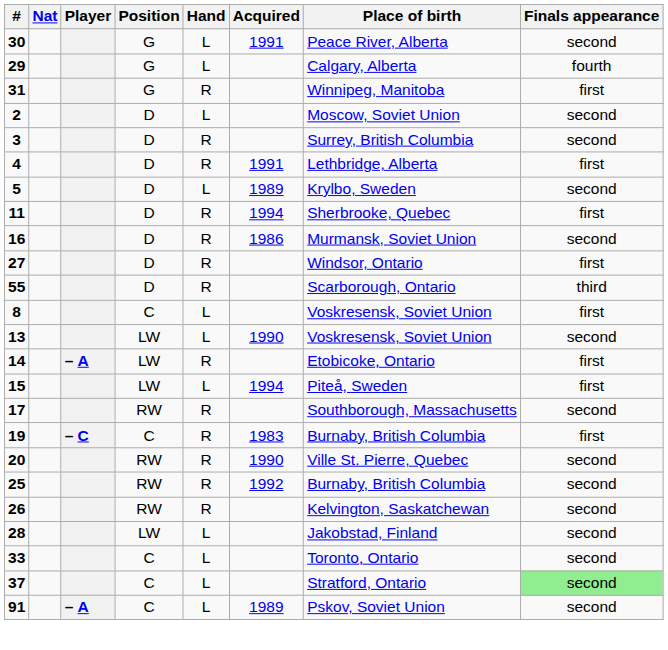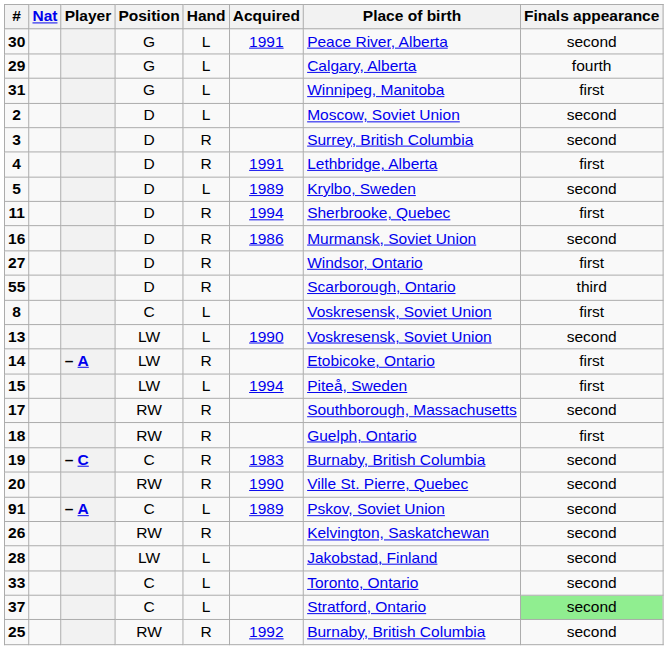(206, 90) R -> (206, 90) L
+ row: (17, 435)
(592, 435) first -> (592, 459) second
rows swapped: (17, 484) <-> (17, 607)
